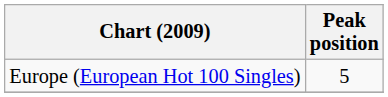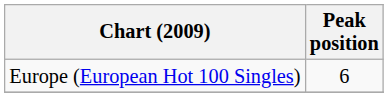(344, 75) 5 -> (344, 75) 6
